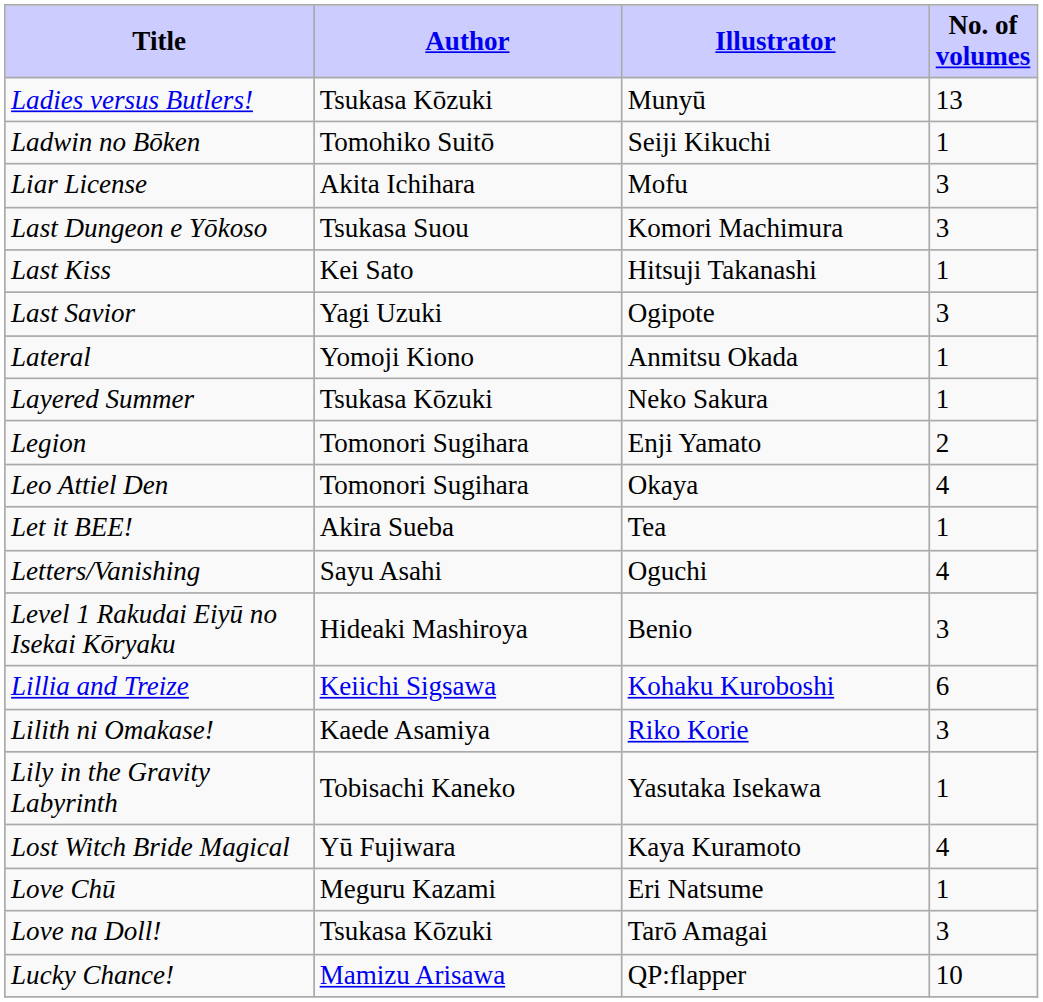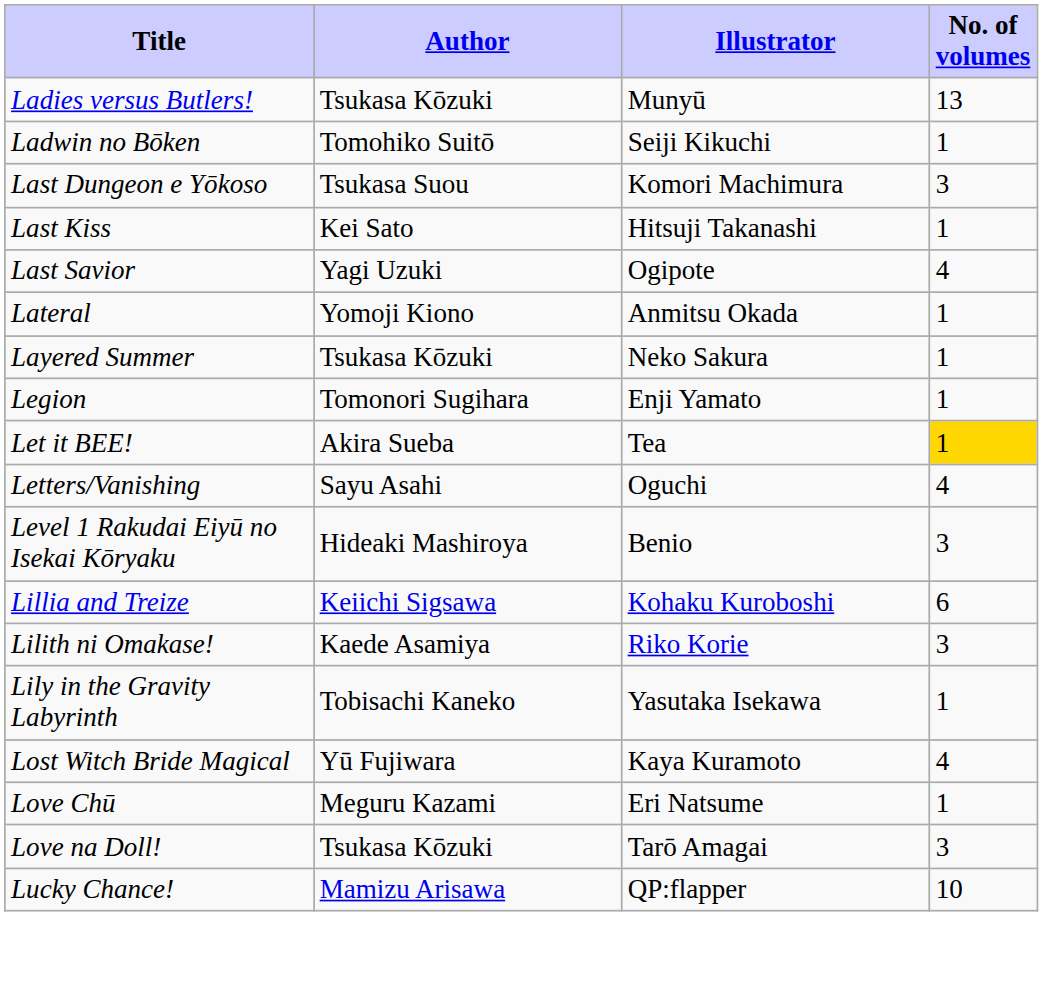- row: (79, 185)
(942, 313) 3 -> (942, 270) 4
(942, 442) 2 -> (942, 399) 1
- row: (90, 485)
(942, 528) no background -> (942, 442) gold background
